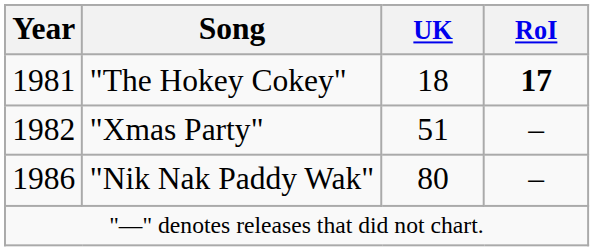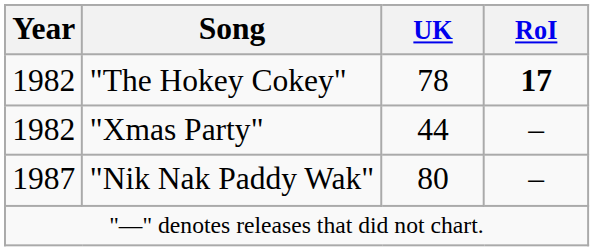(44, 79) 1981 -> (44, 79) 1982
(433, 79) 18 -> (433, 79) 78
(433, 129) 51 -> (433, 129) 44
(44, 179) 1986 -> (44, 179) 1987
